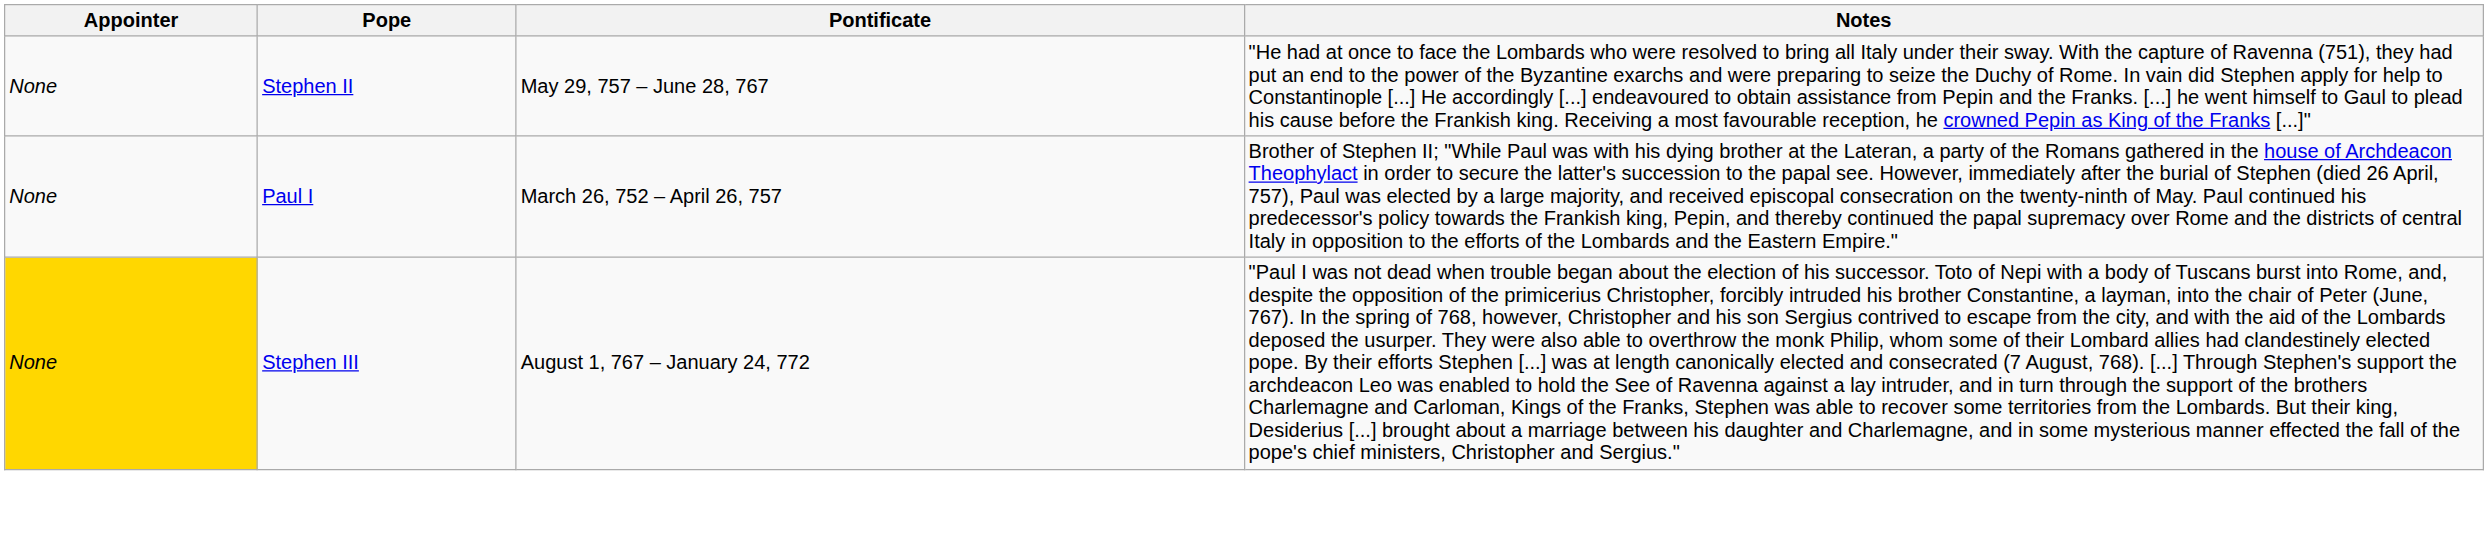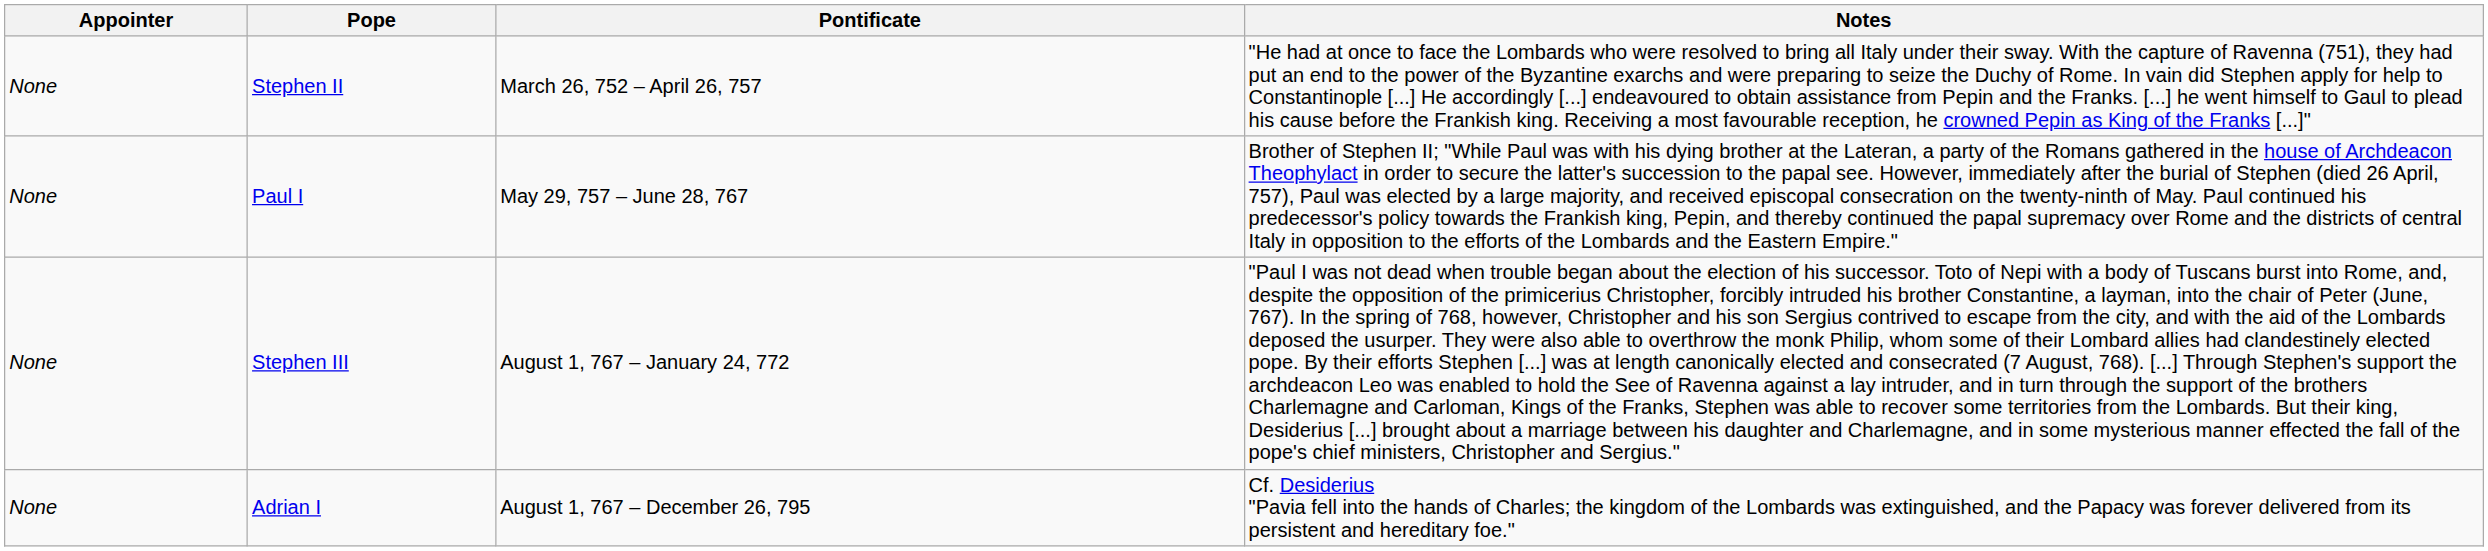(645, 85) May 29, 757 – June 28, 767 -> (631, 85) March 26, 752 – April 26, 757
(651, 196) March 26, 752 – April 26, 757 -> (624, 196) May 29, 757 – June 28, 767
(33, 363) gold background -> (33, 363) no background
+ row: (287, 507)
